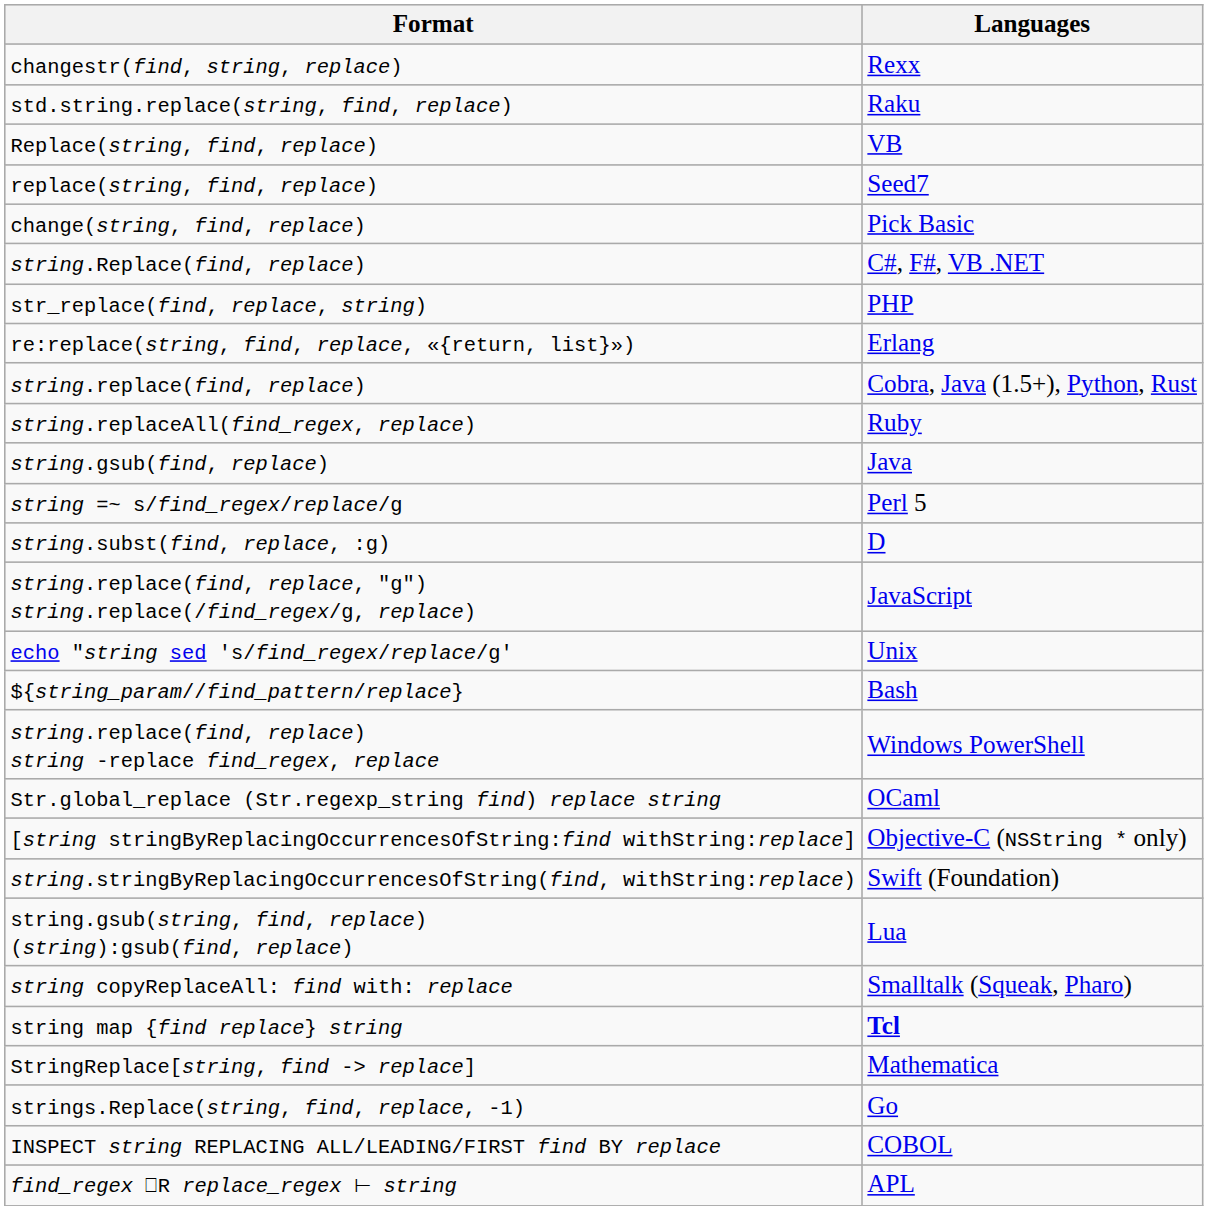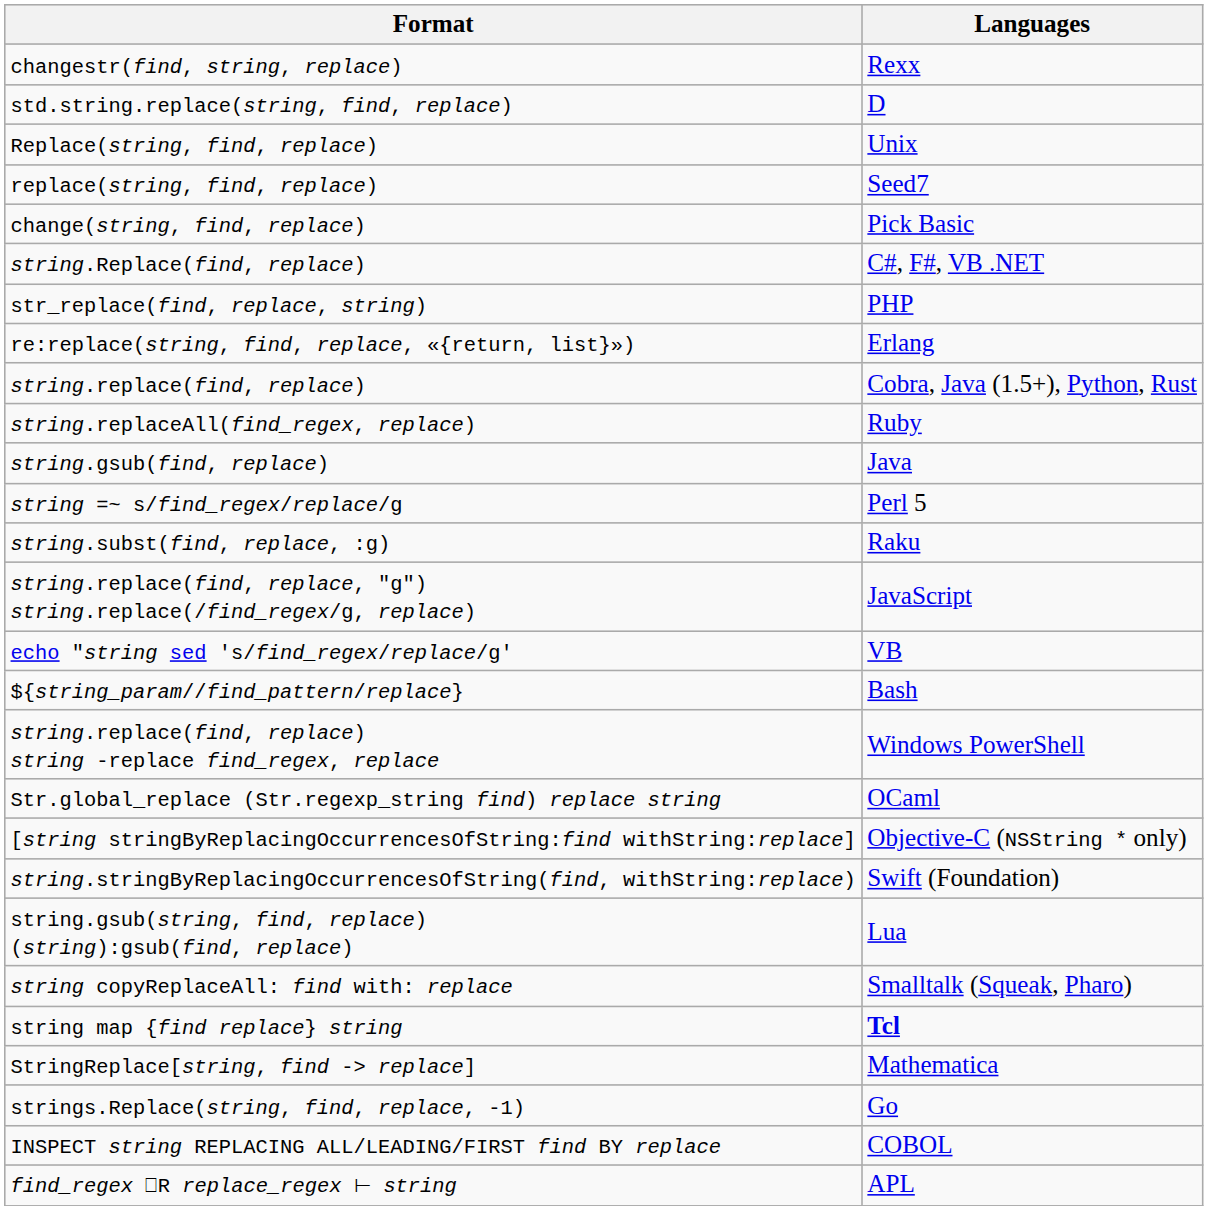(894, 104) Raku -> (876, 104) D
(885, 143) VB -> (892, 143) Unix
(876, 542) D -> (894, 542) Raku
(892, 650) Unix -> (885, 650) VB
